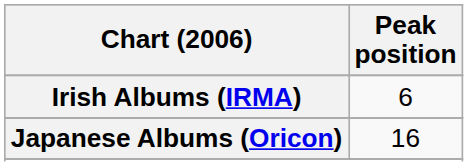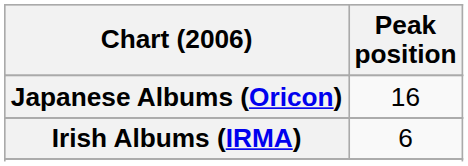rows swapped: (177, 96) <-> (177, 138)
